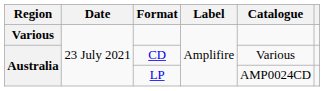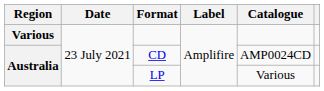(276, 55) Various -> (276, 55) AMP0024CD
(276, 75) AMP0024CD -> (276, 75) Various
